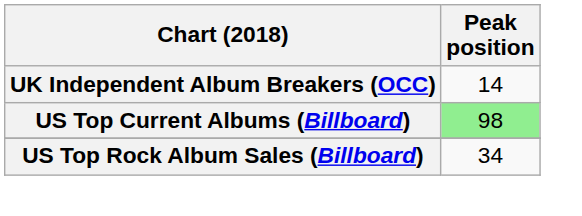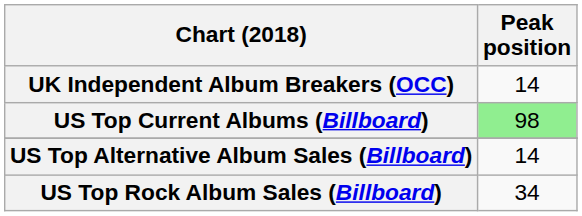+ row: (241, 156)
